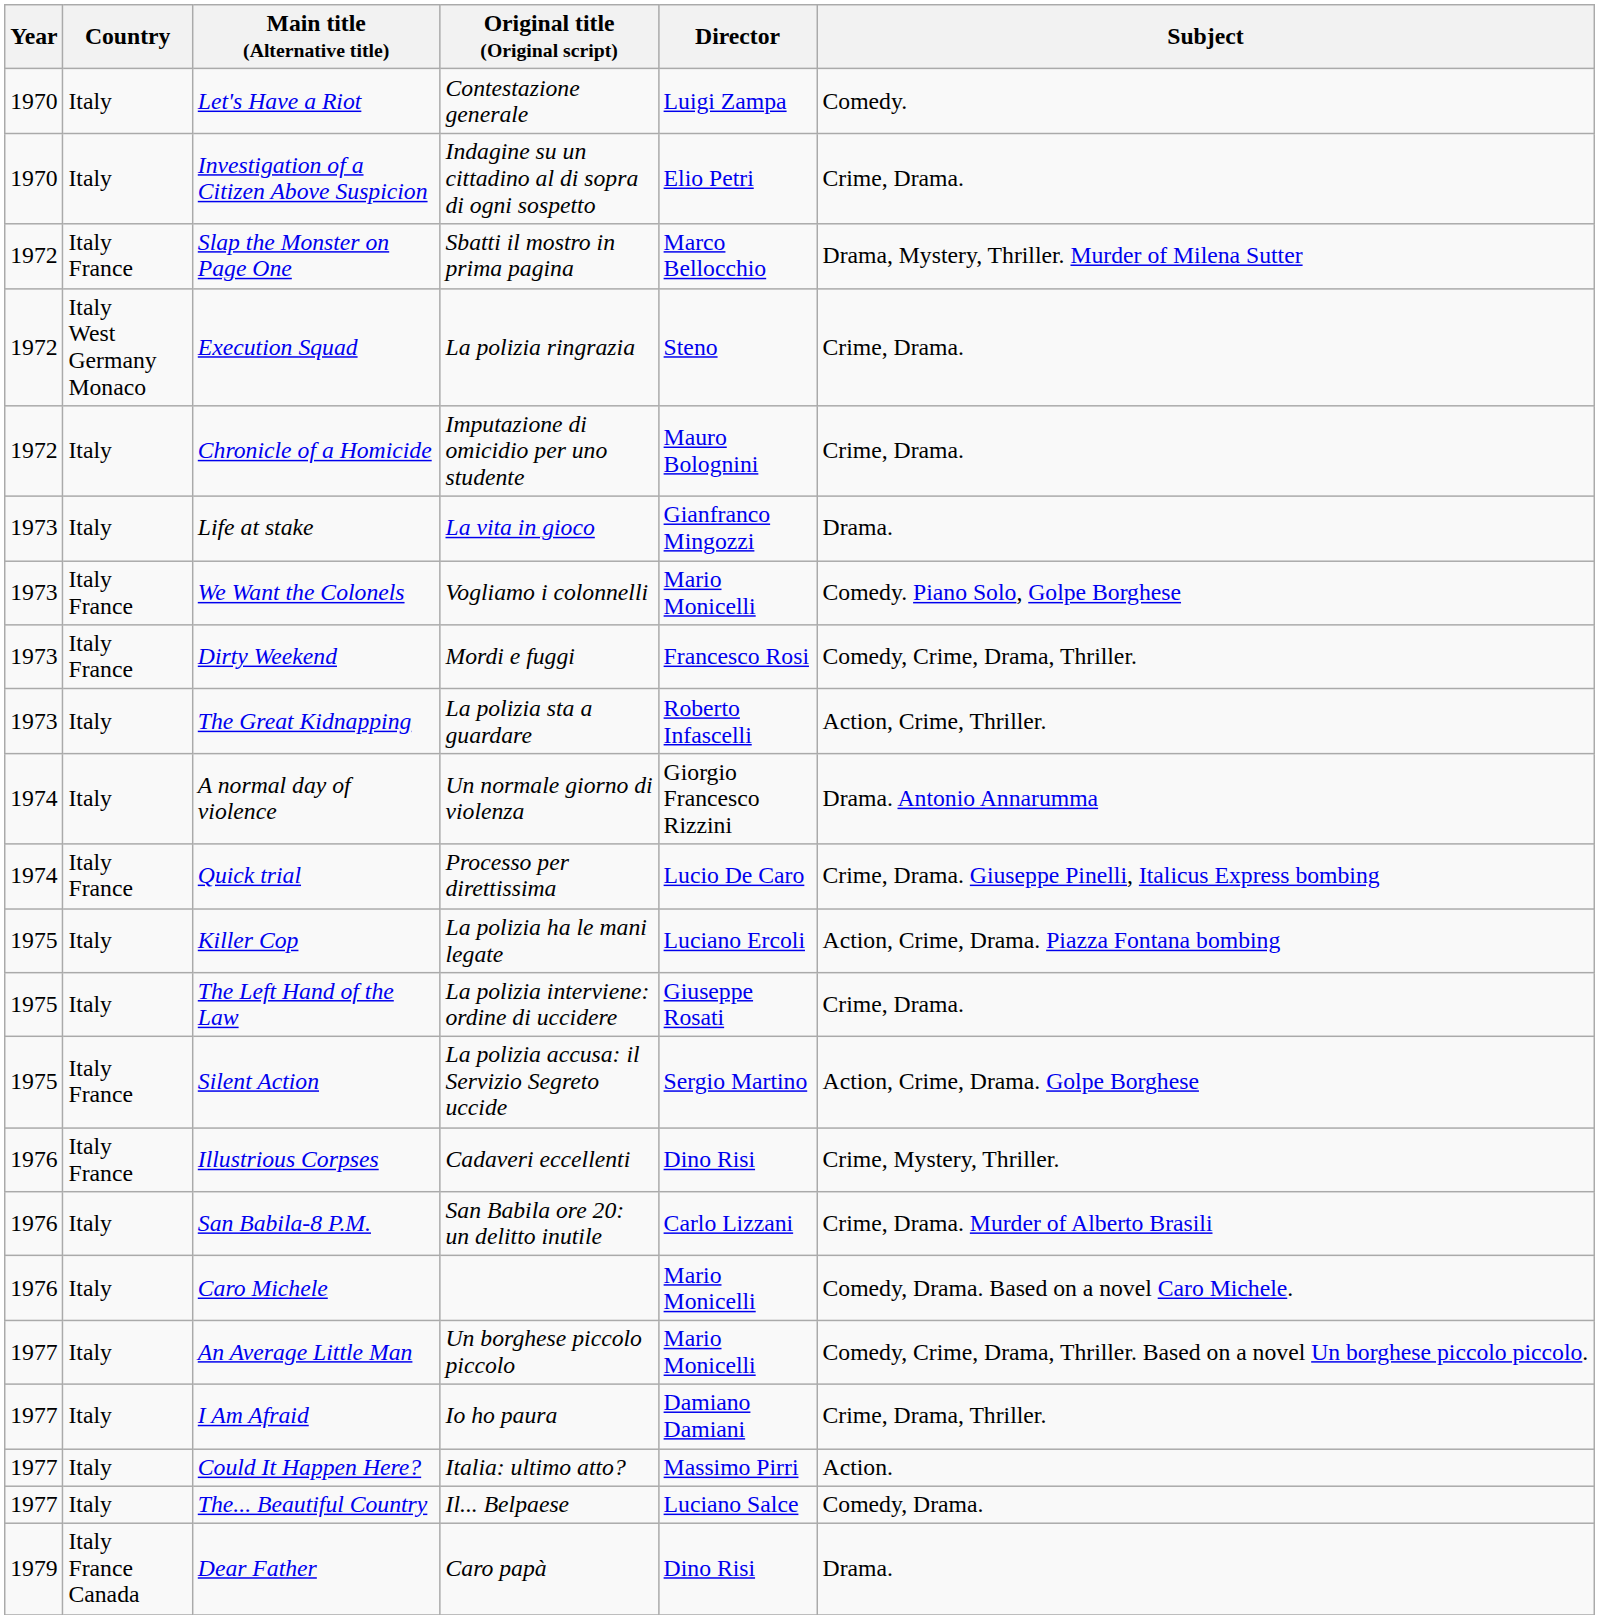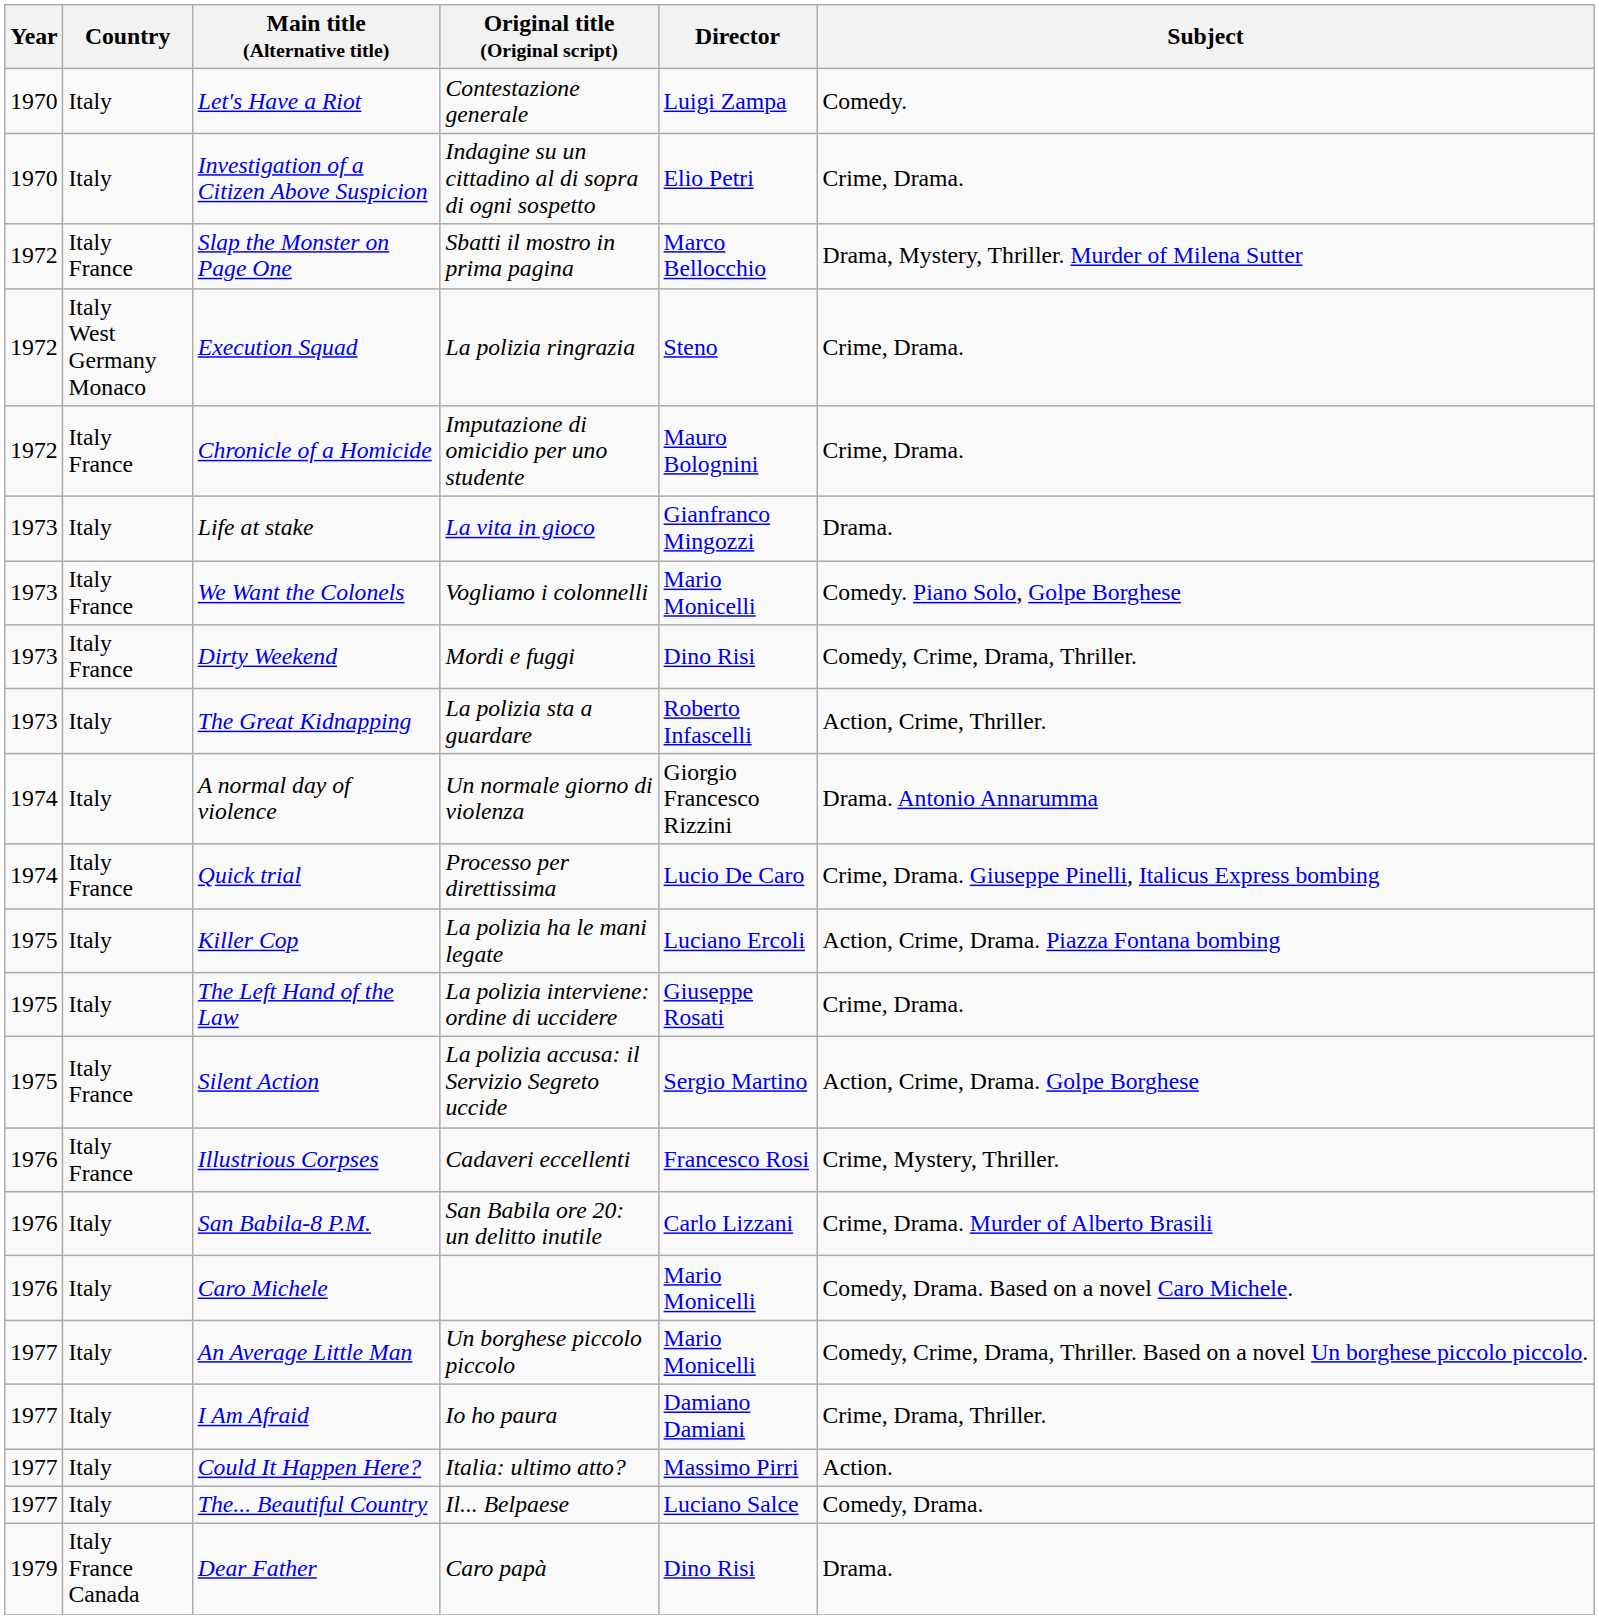(90, 450) Italy -> (101, 450) Italy France
(736, 656) Francesco Rosi -> (709, 656) Dino Risi
(709, 1159) Dino Risi -> (736, 1159) Francesco Rosi
